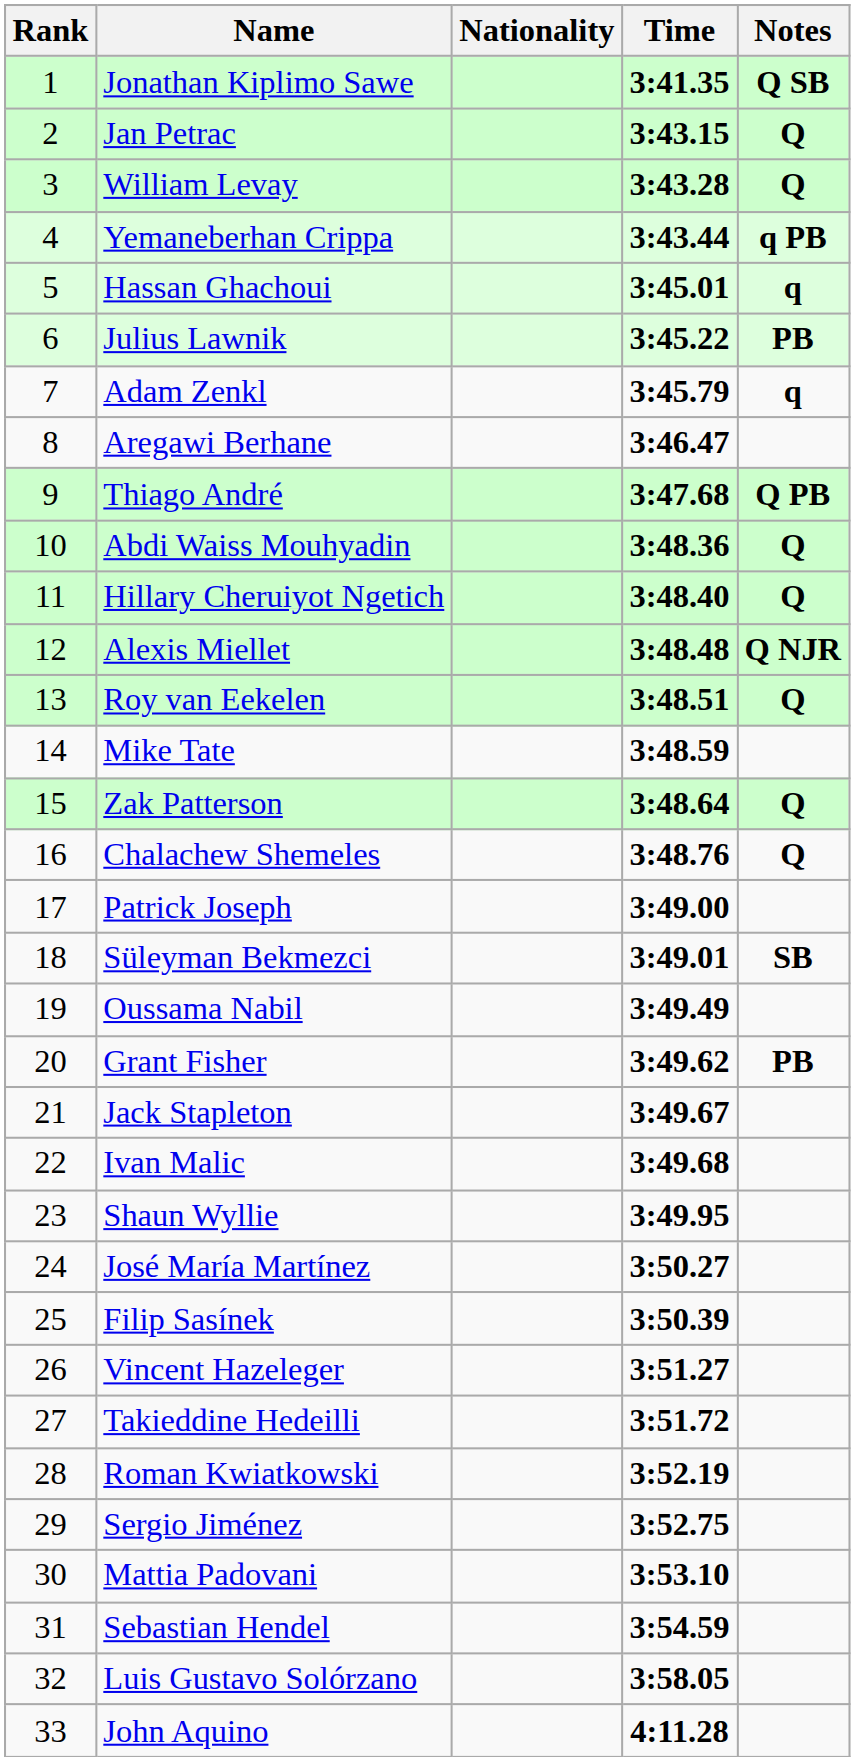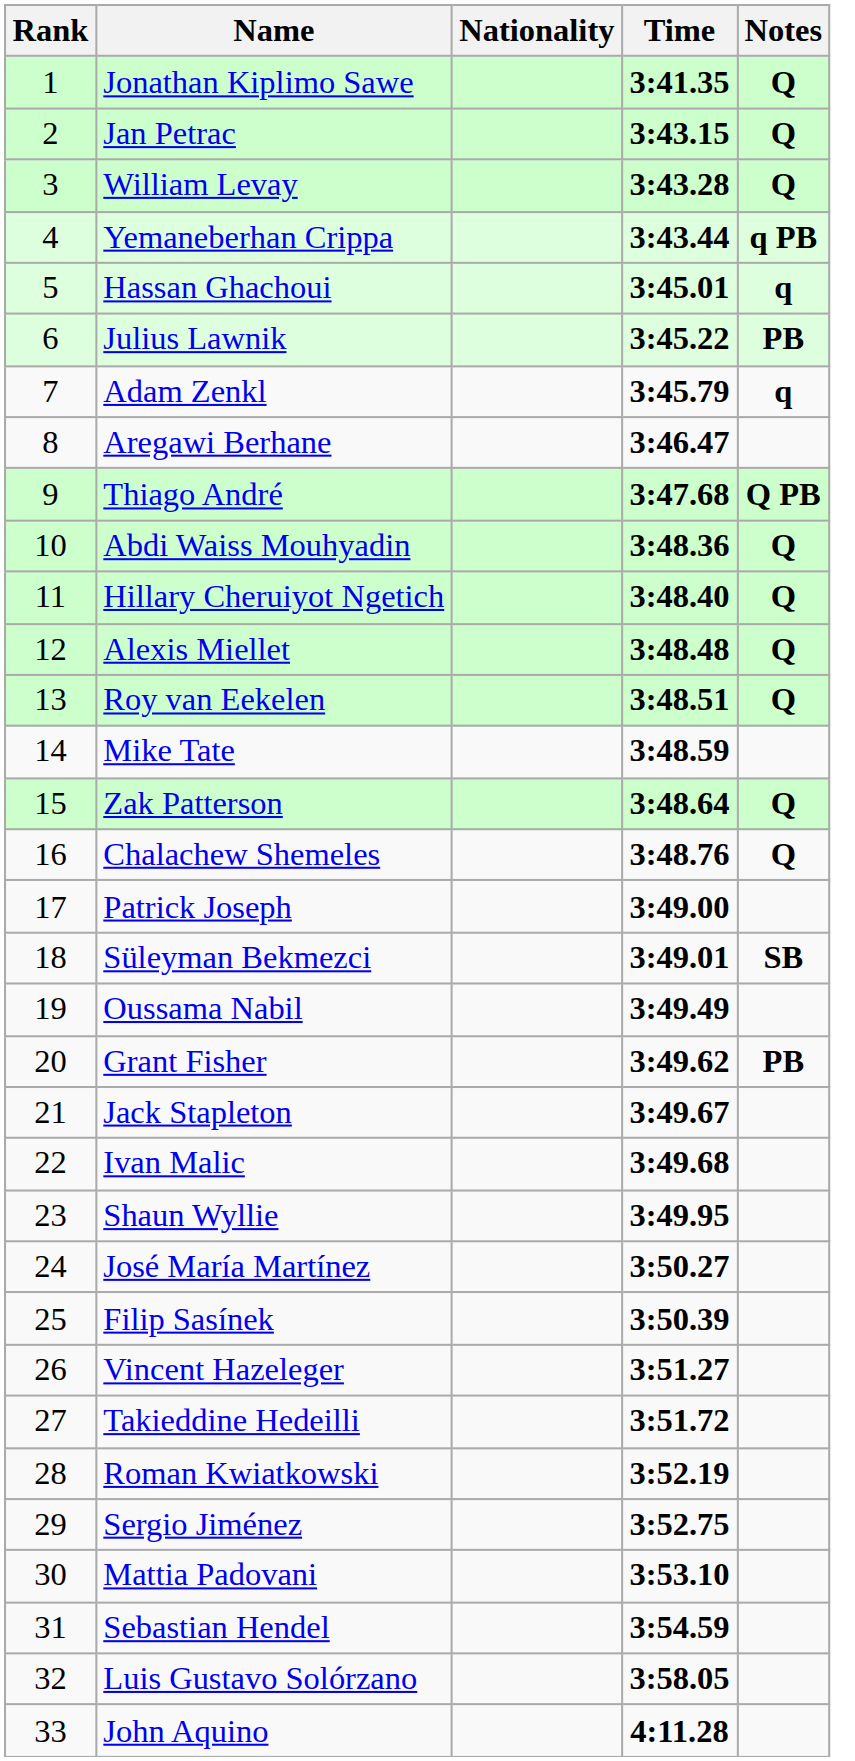(793, 81) Q SB -> (783, 81) Q
(793, 648) Q NJR -> (783, 648) Q
